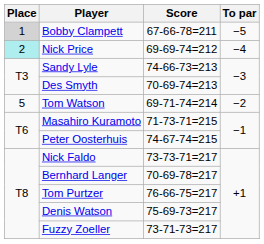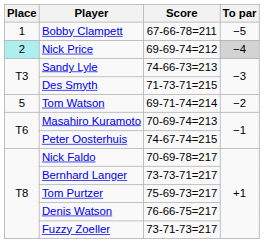(22, 31) lightgrey background -> (22, 31) no background
(239, 49) no background -> (239, 49) lightgrey background
(182, 85) 70-69-74=213 -> (182, 85) 71-73-71=215
(182, 121) 71-73-71=215 -> (182, 121) 70-69-74=213
(182, 157) 73-73-71=217 -> (182, 157) 70-69-78=217
(182, 175) 70-69-78=217 -> (182, 175) 73-73-71=217
(182, 193) 76-66-75=217 -> (182, 193) 75-69-73=217
(182, 211) 75-69-73=217 -> (182, 211) 76-66-75=217
